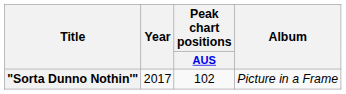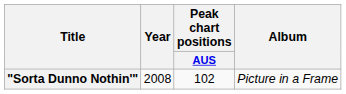(158, 79) 2017 -> (158, 79) 2008
